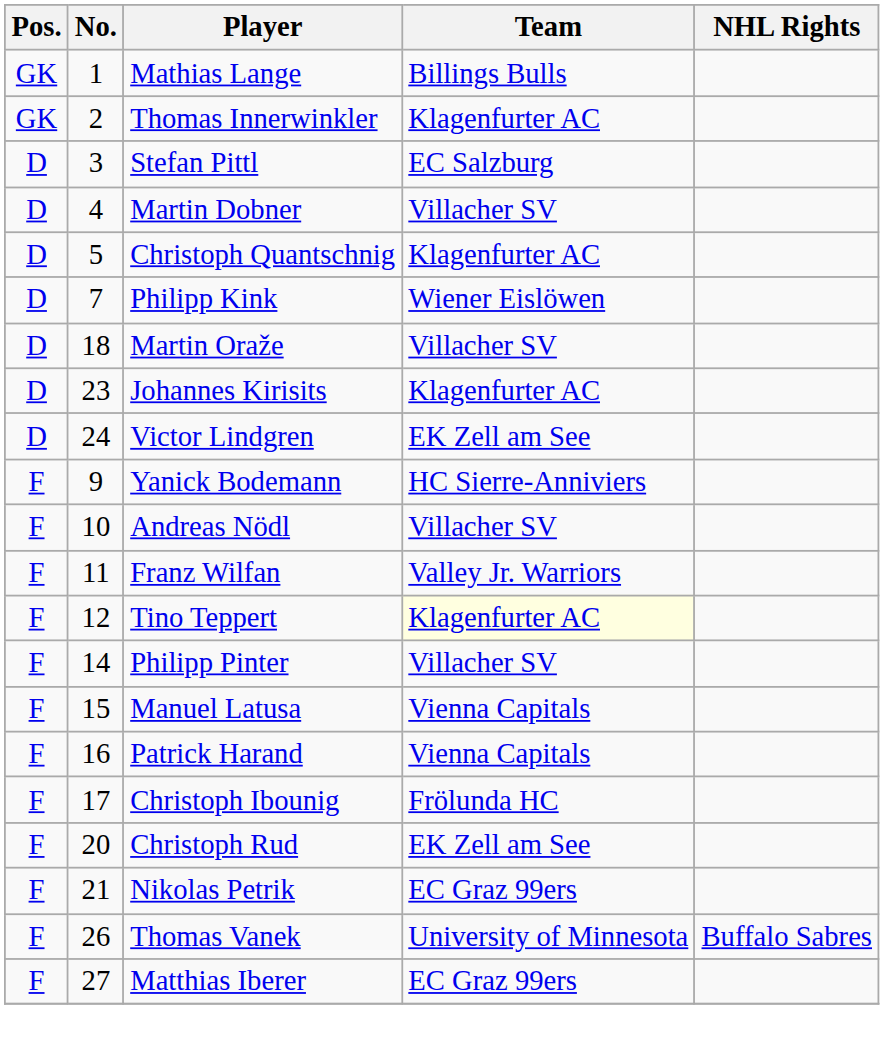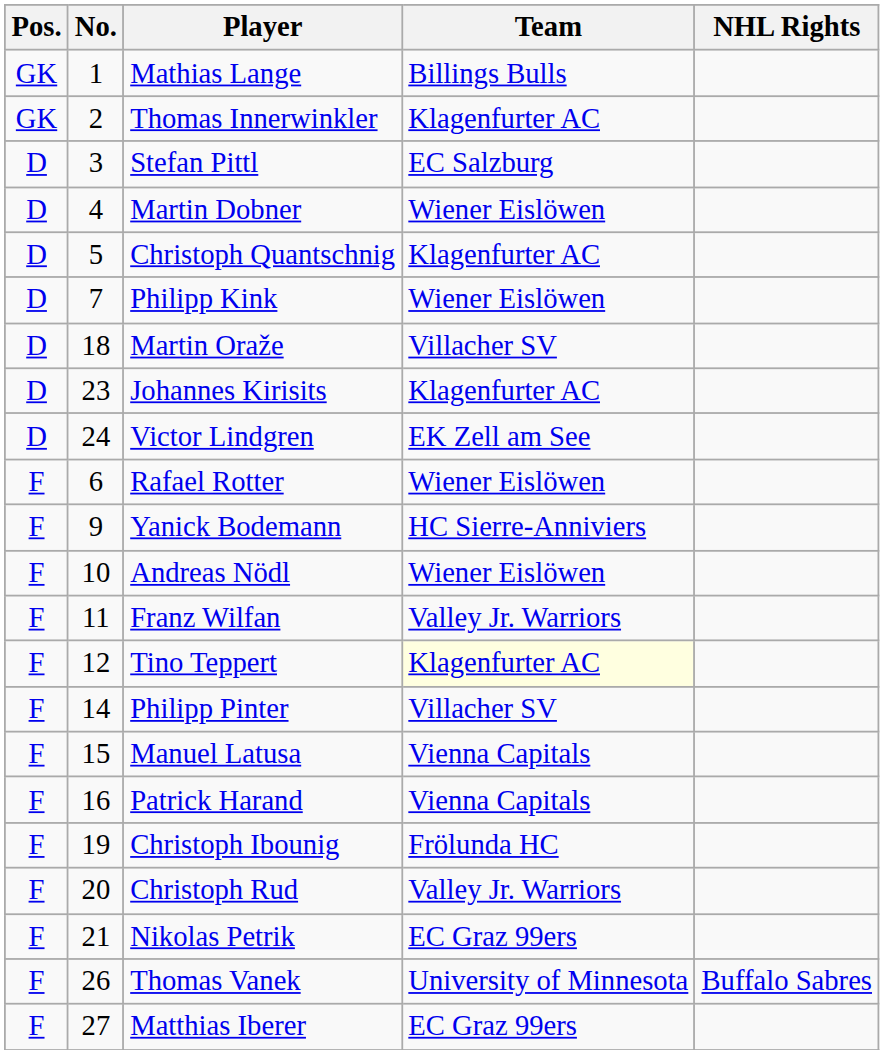(483, 208) Villacher SV -> (507, 208) Wiener Eislöwen
+ row: (207, 481)
(483, 526) Villacher SV -> (507, 572) Wiener Eislöwen
(96, 799) 17 -> (96, 844) 19
(499, 844) EK Zell am See -> (515, 890) Valley Jr. Warriors
